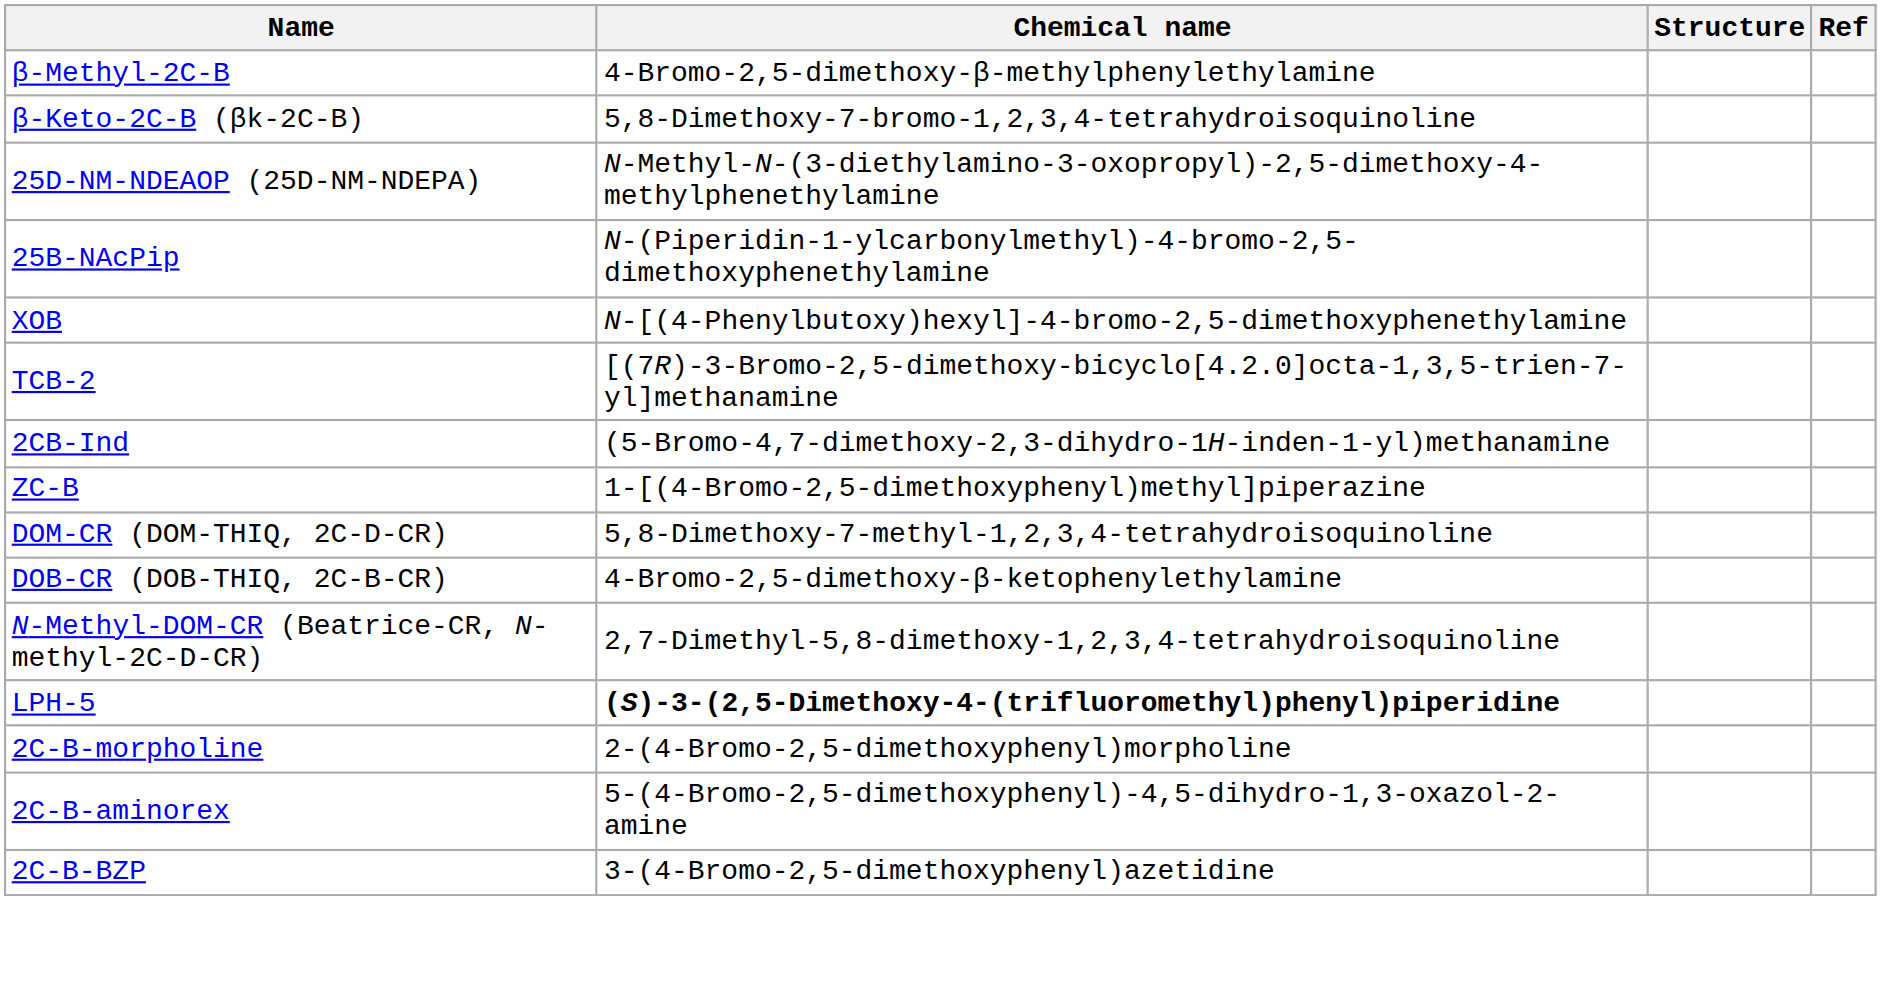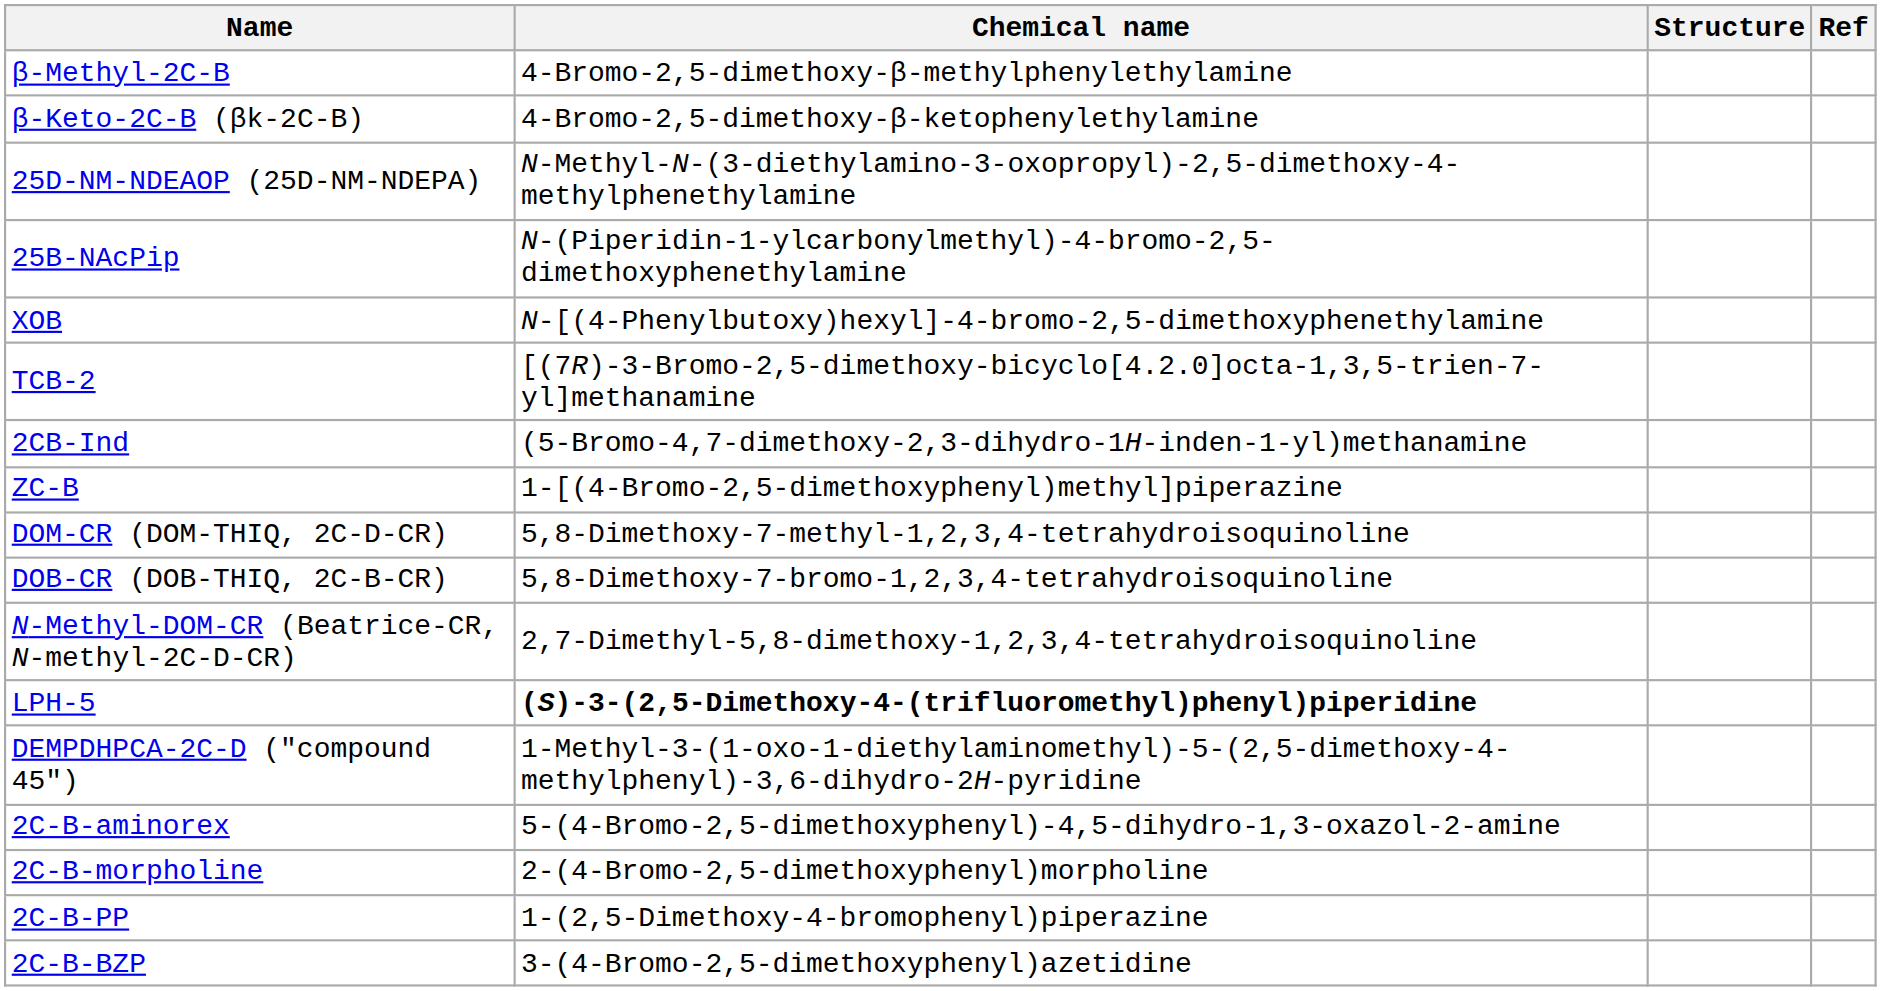(1040, 119) 5,8-Dimethoxy-7-bromo-1,2,3,4-tetrahydroisoquinoline -> (890, 119) 4-Bromo-2,5-dimethoxy-β-ketophenylethylamine
(973, 580) 4-Bromo-2,5-dimethoxy-β-ketophenylethylamine -> (957, 580) 5,8-Dimethoxy-7-bromo-1,2,3,4-tetrahydroisoquinoline
+ row: (221, 765)
rows swapped: (138, 749) <-> (121, 811)
+ row: (70, 918)
